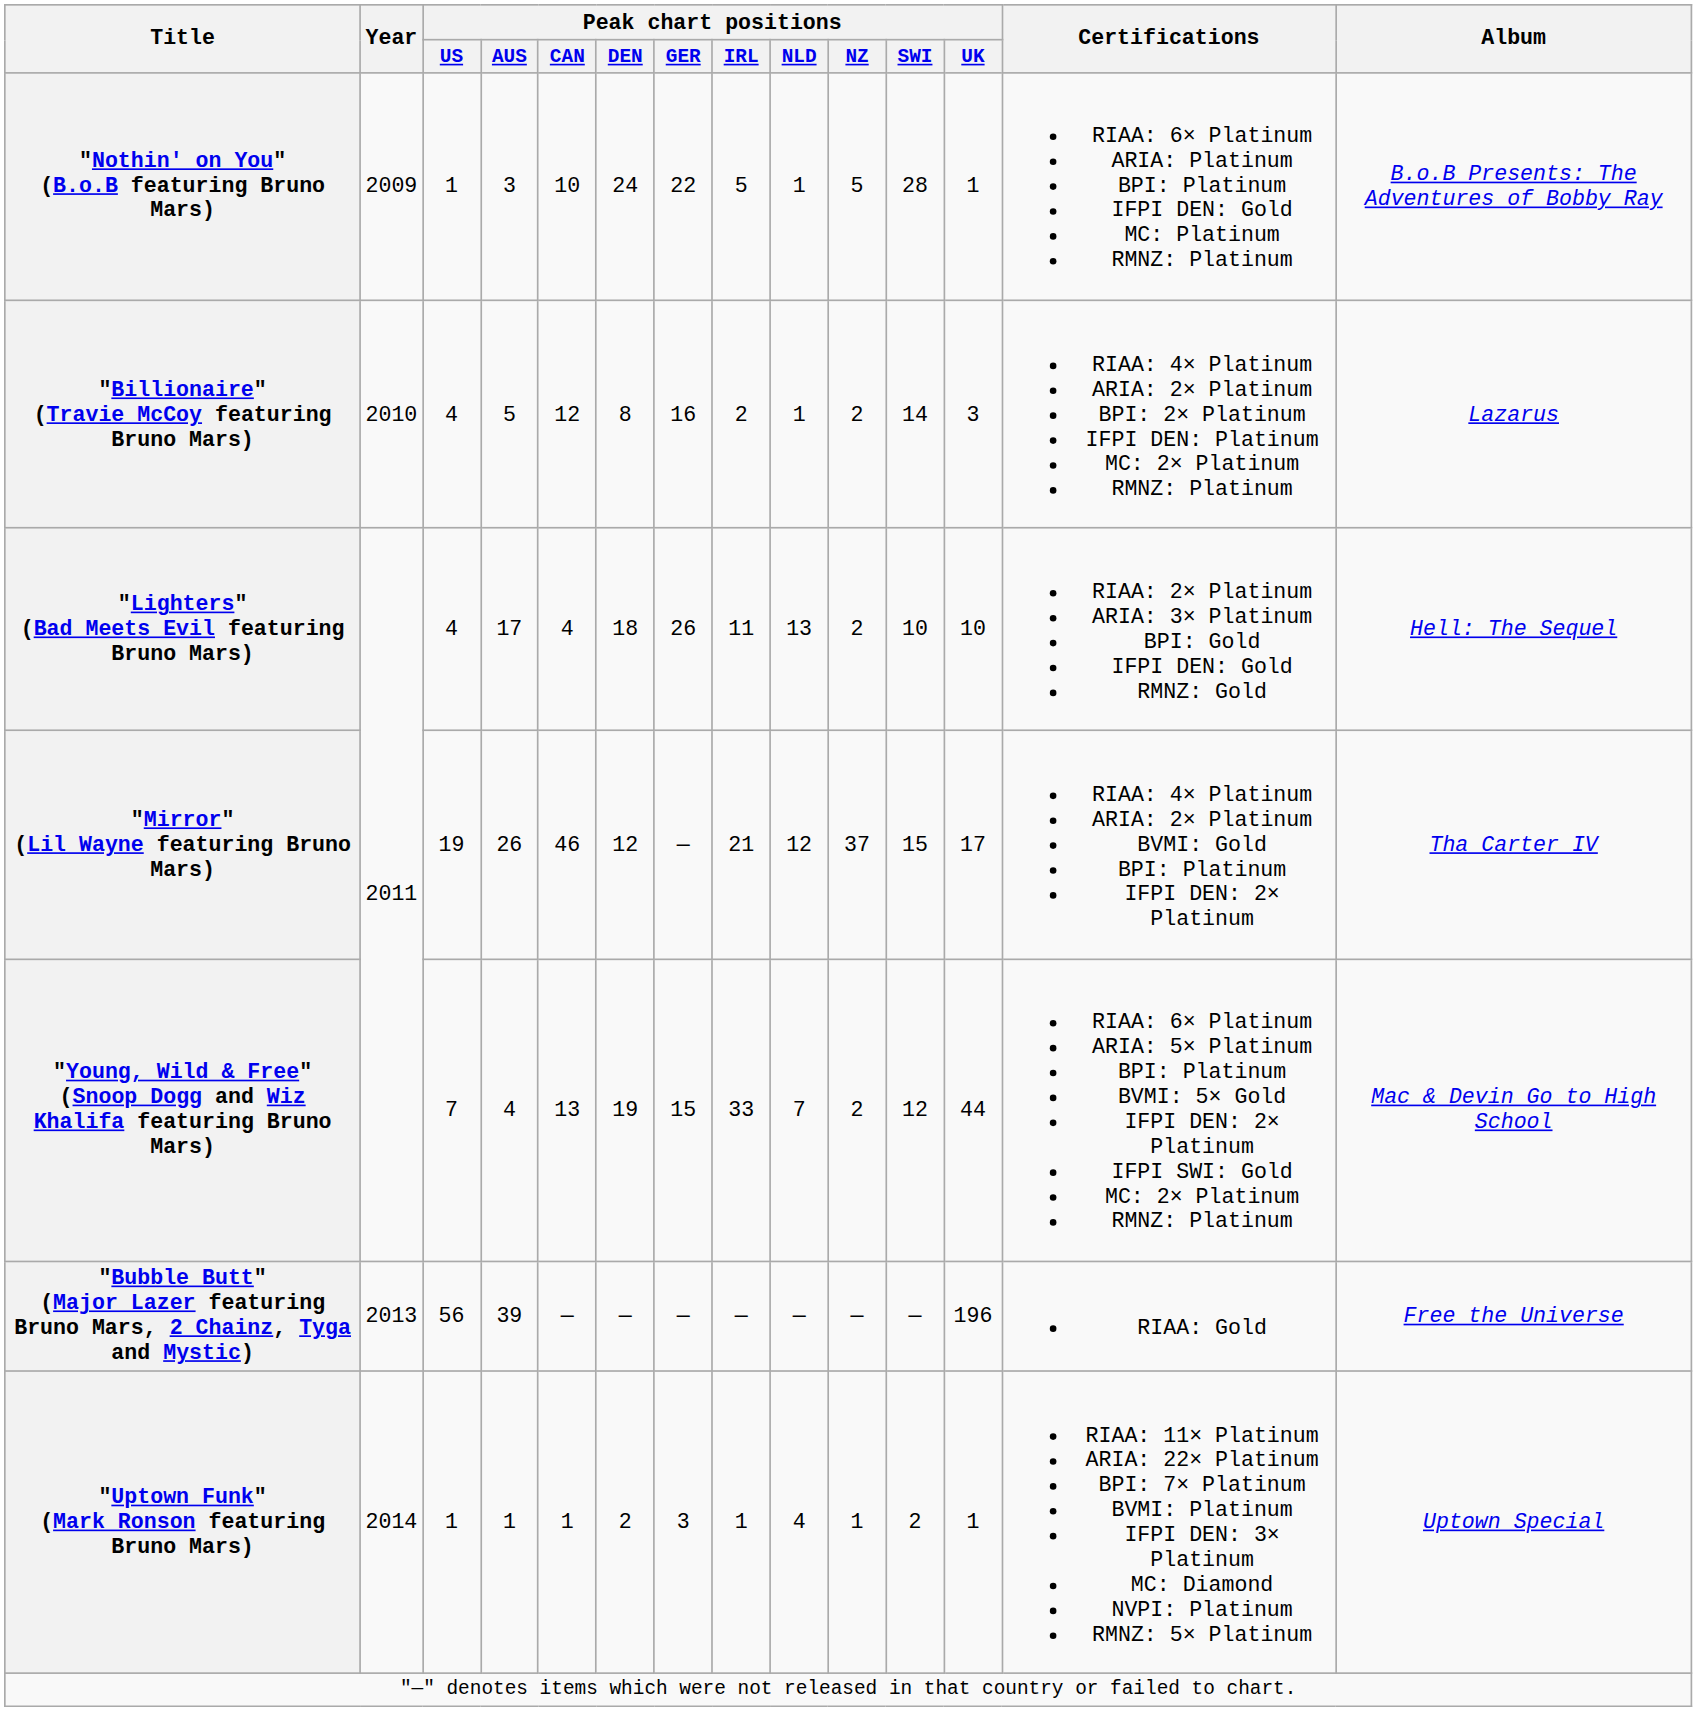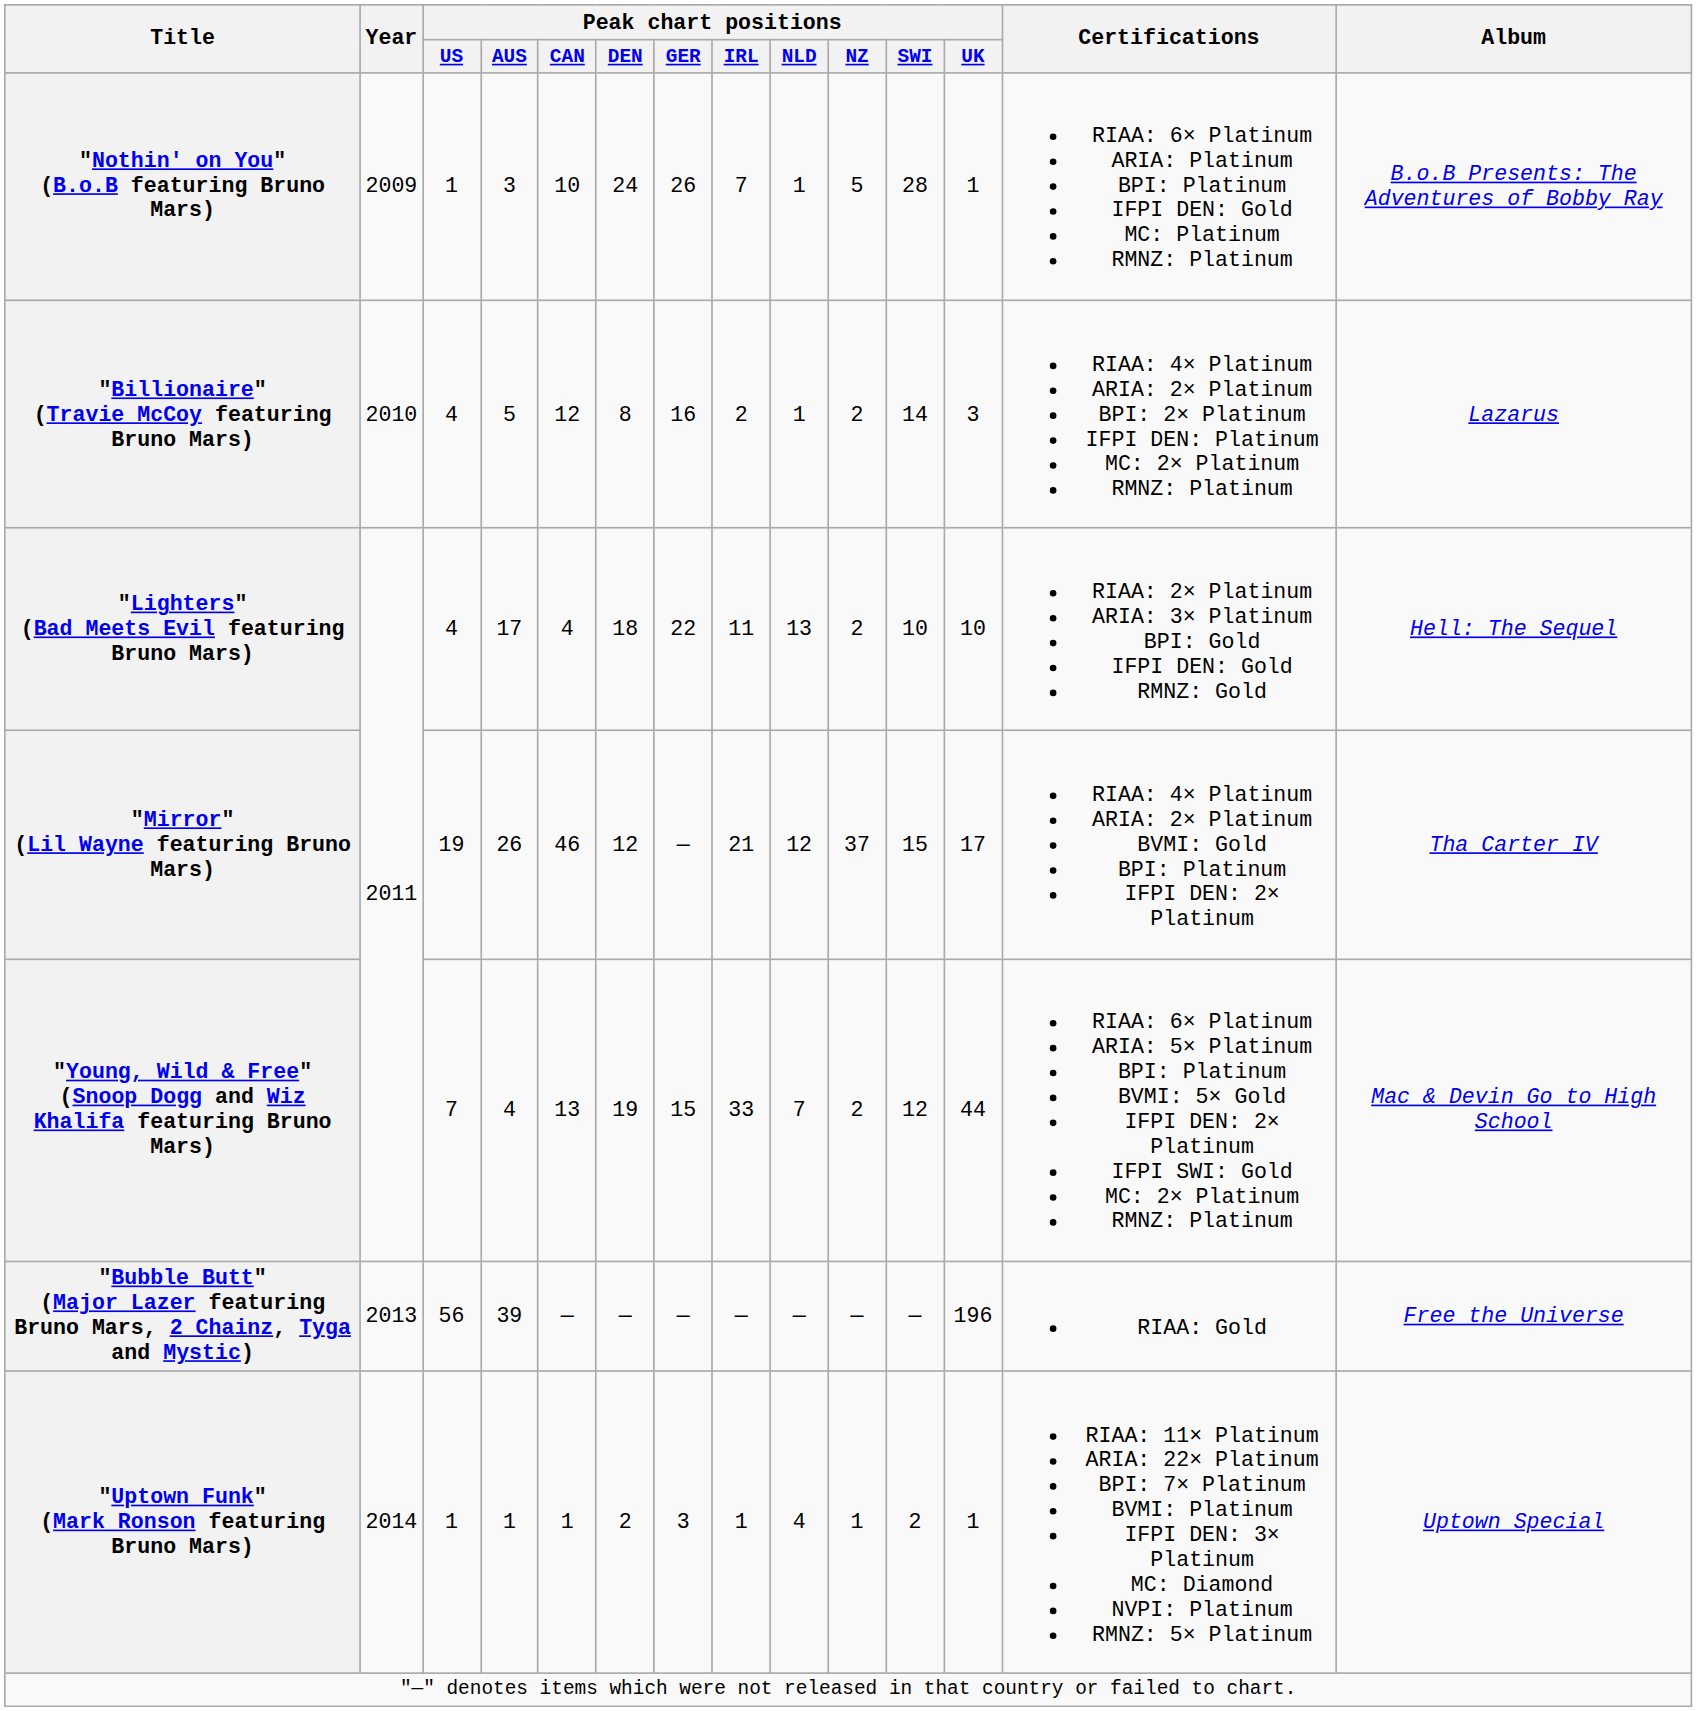(683, 186) 22 -> (683, 186) 26
(741, 186) 5 -> (741, 186) 7
(683, 630) 26 -> (683, 630) 22
